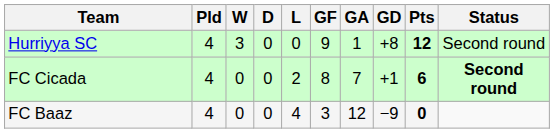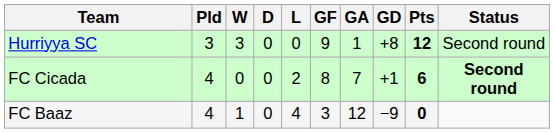(209, 43) 4 -> (209, 43) 3
(240, 114) 0 -> (240, 114) 1
